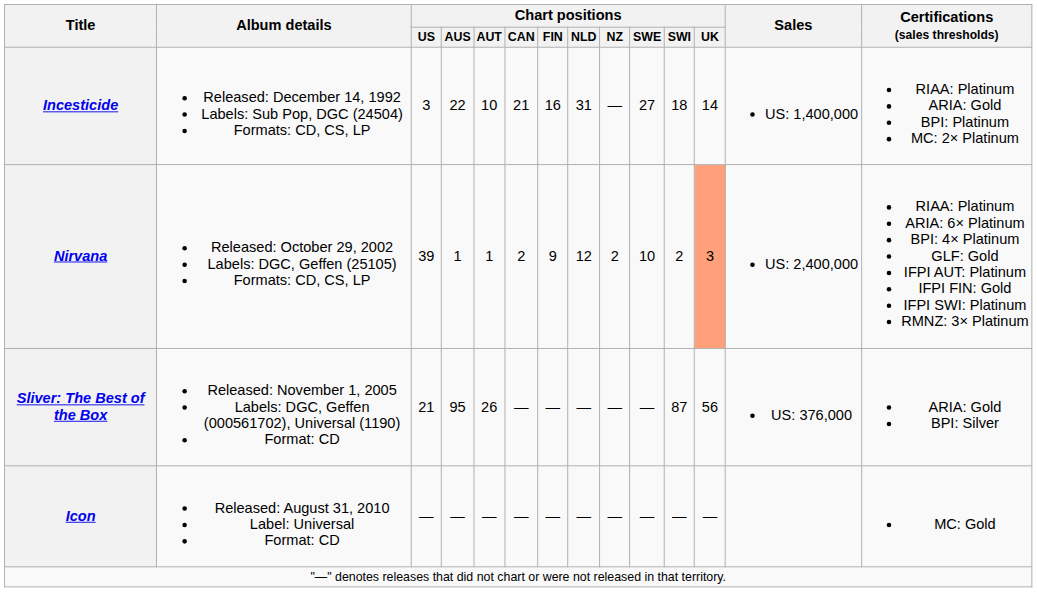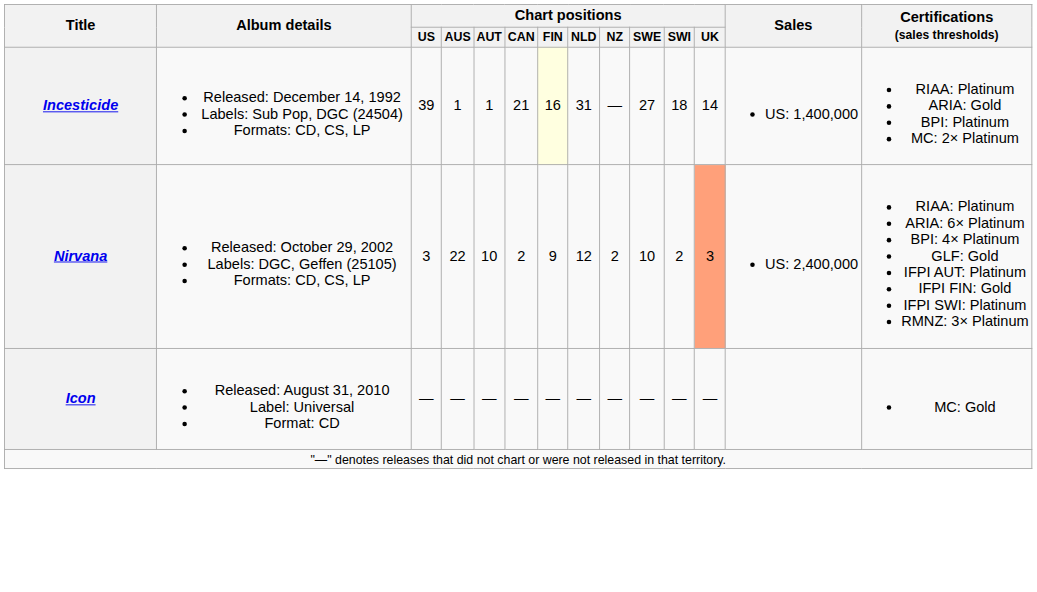(426, 105) 3 -> (426, 105) 39
(458, 105) 22 -> (458, 105) 1
(489, 105) 10 -> (489, 105) 1
(553, 105) no background -> (553, 105) lightyellow background
(426, 256) 39 -> (426, 256) 3
(458, 256) 1 -> (458, 256) 22
(489, 256) 1 -> (489, 256) 10
- row: (81, 406)
